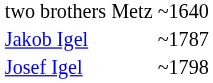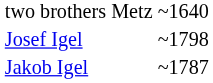rows swapped: (46, 39) <-> (44, 67)
